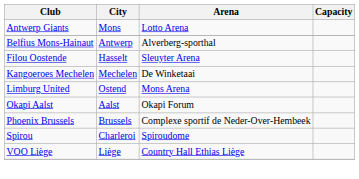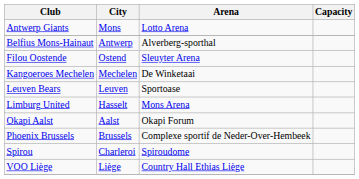(113, 58) Hasselt -> (112, 58) Ostend
+ row: (34, 89)
(112, 89) Ostend -> (113, 105) Hasselt
